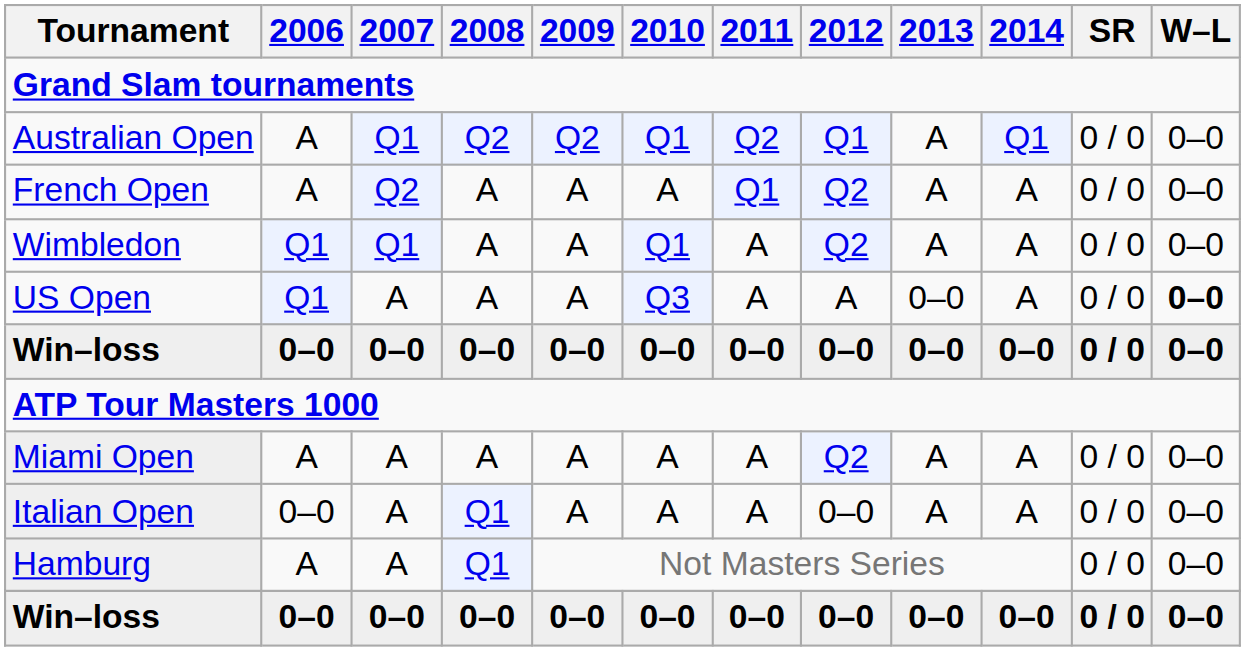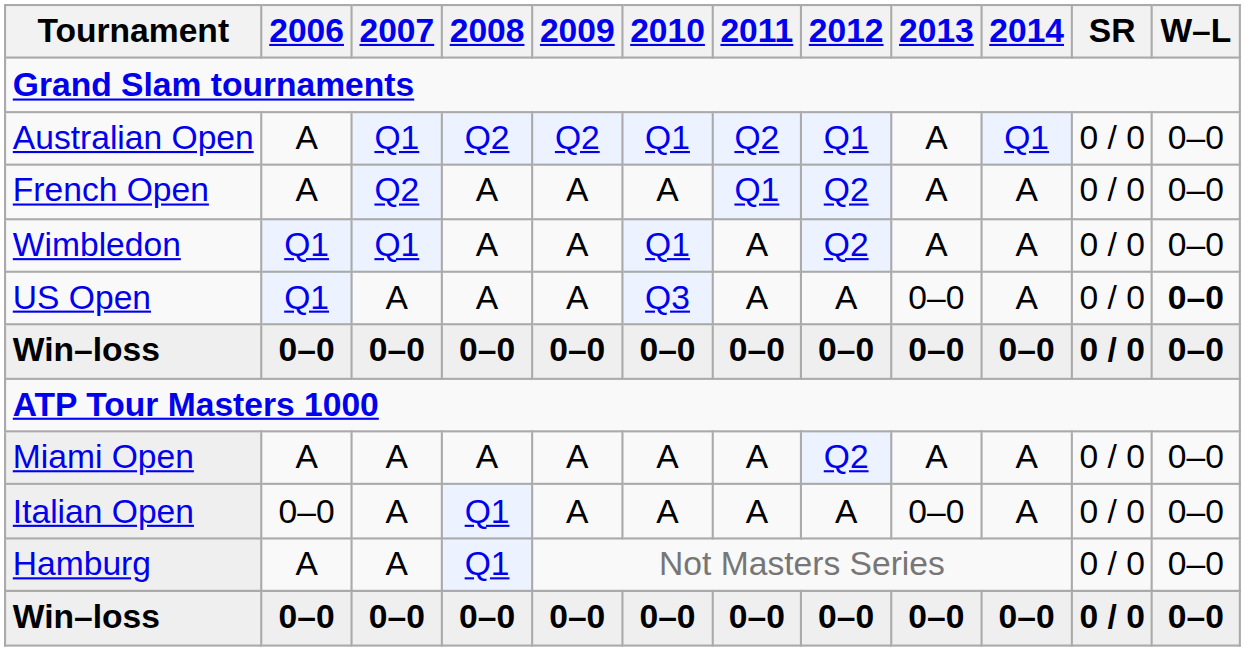(846, 510) 0–0 -> (846, 510) A
(936, 510) A -> (936, 510) 0–0
